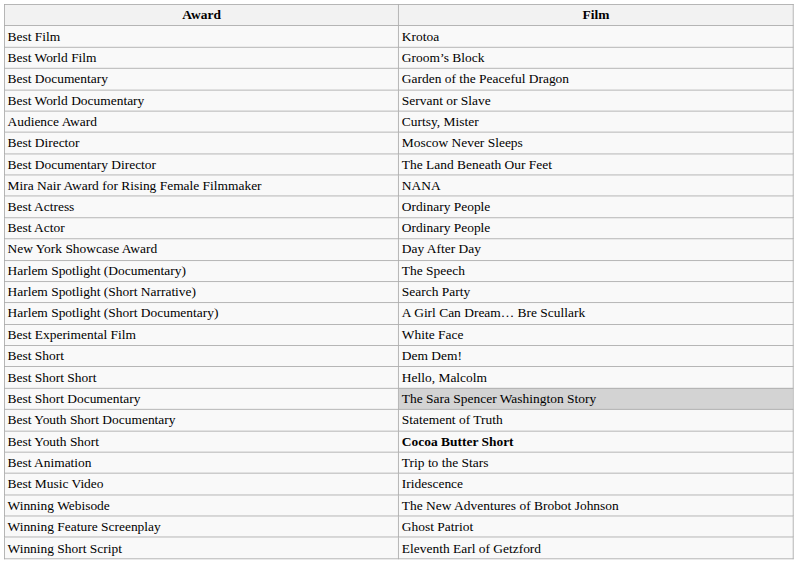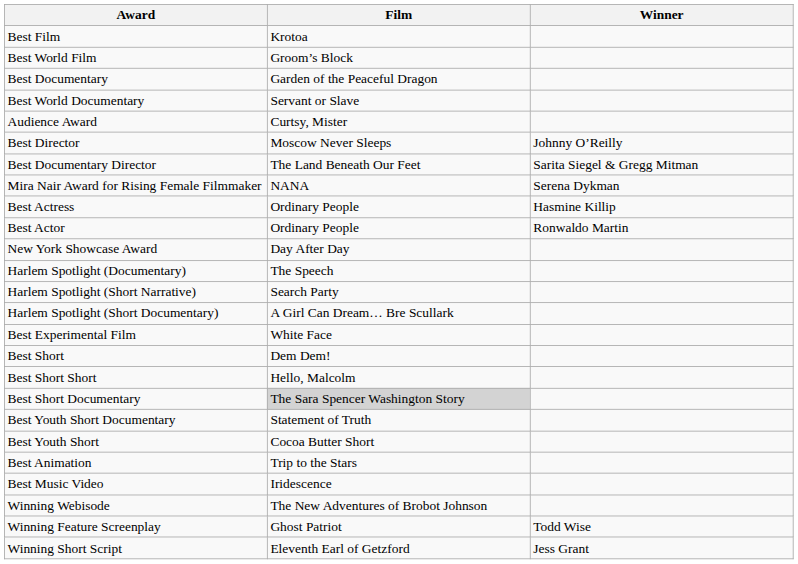+ column: (662, 15)
(458, 441) bold -> (322, 441) normal
